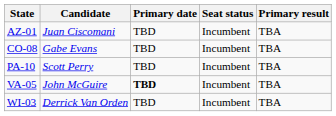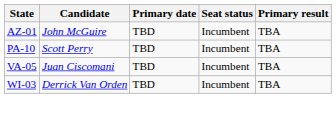(79, 31) Juan Ciscomani -> (74, 31) John McGuire
- row: (22, 48)
(75, 84) John McGuire -> (78, 66) Juan Ciscomani
(145, 84) bold -> (144, 66) normal
